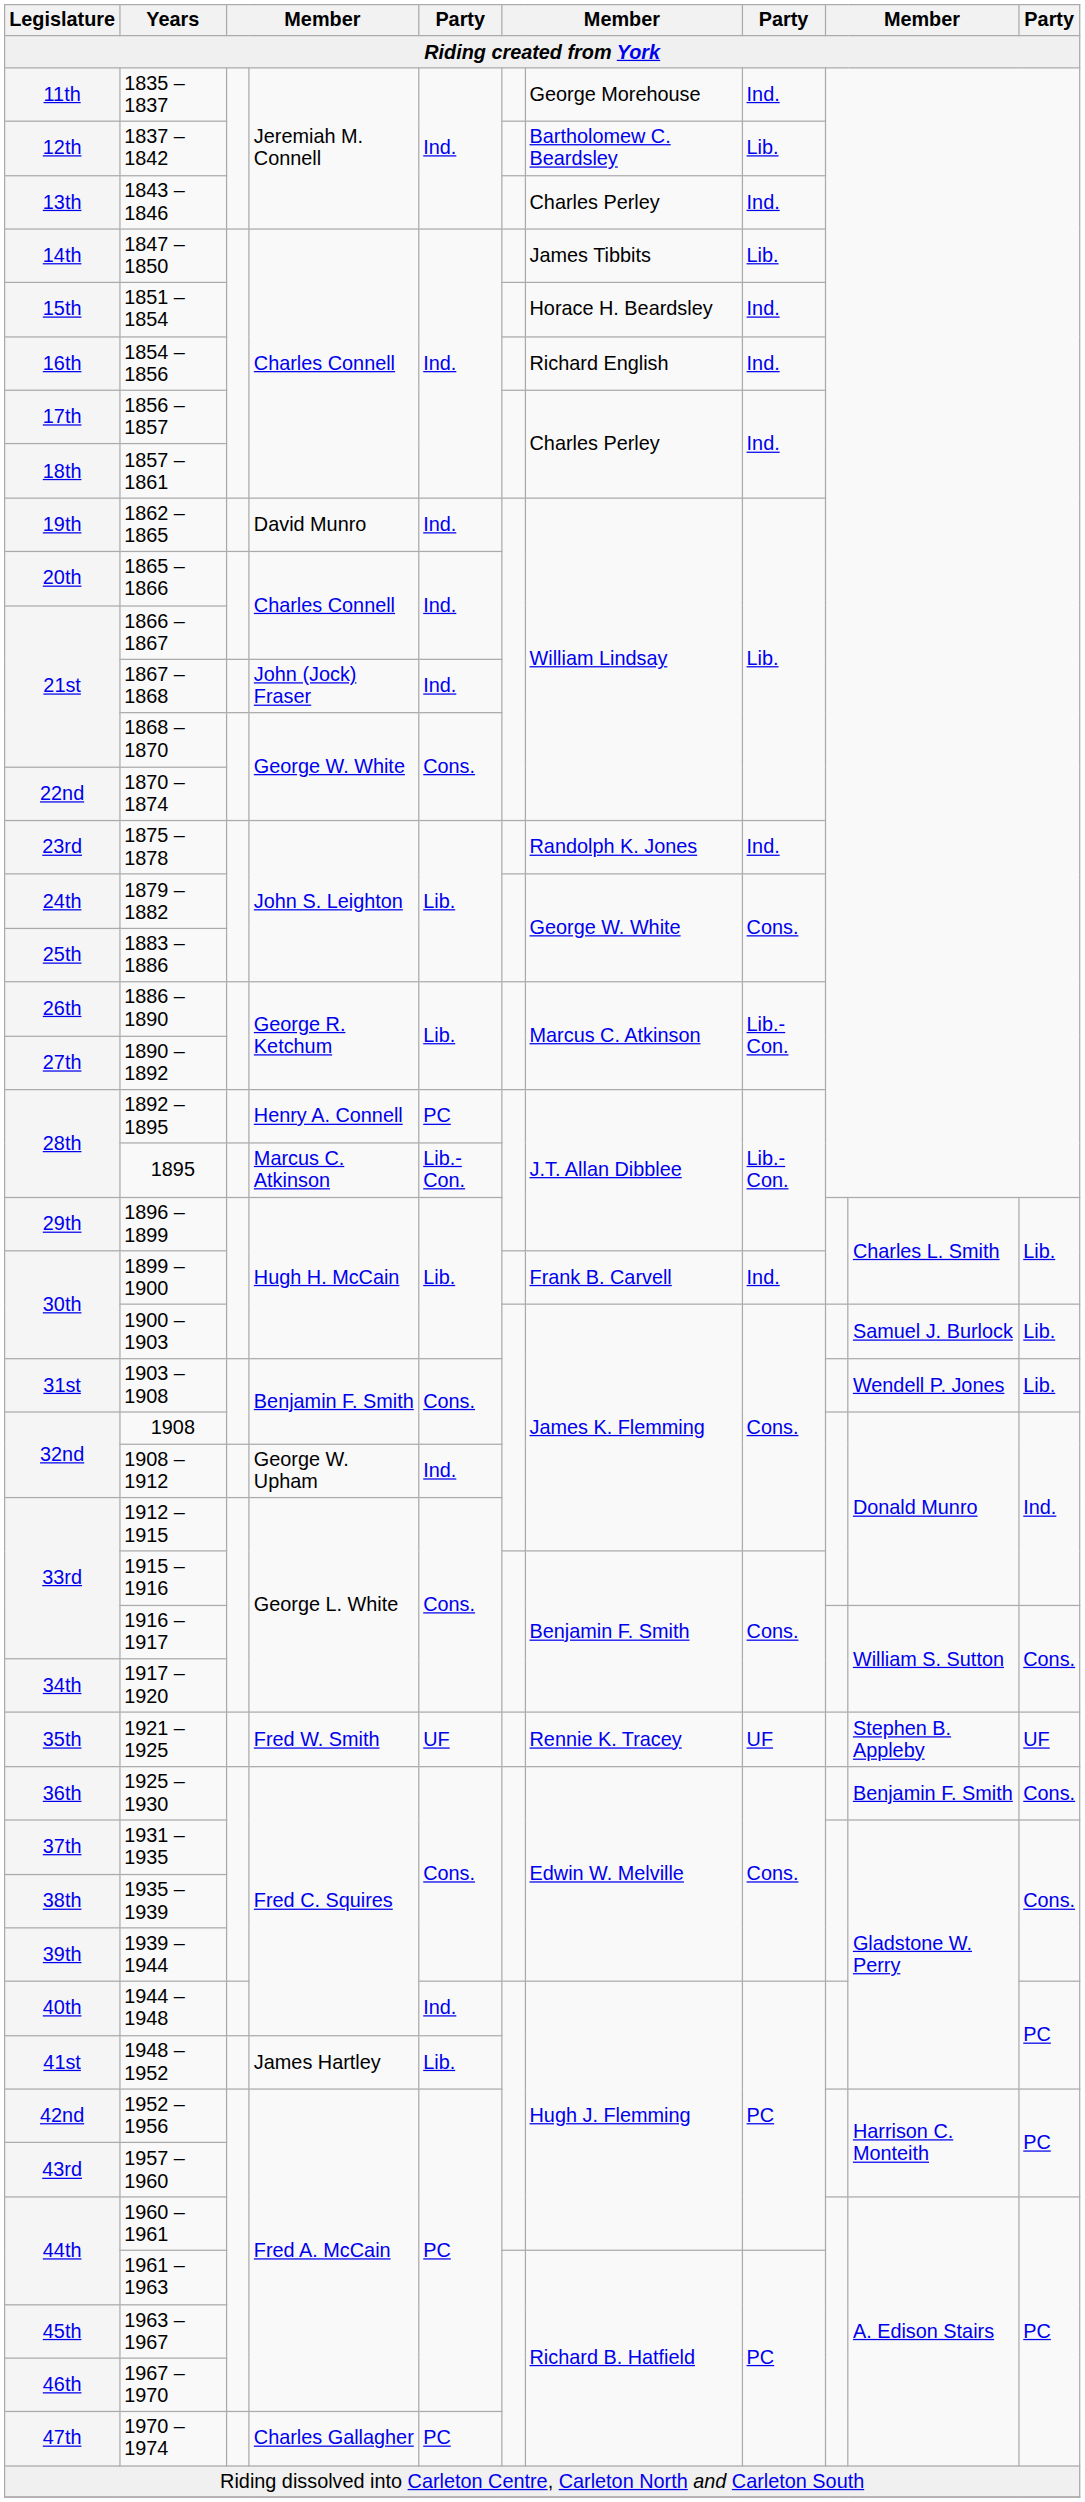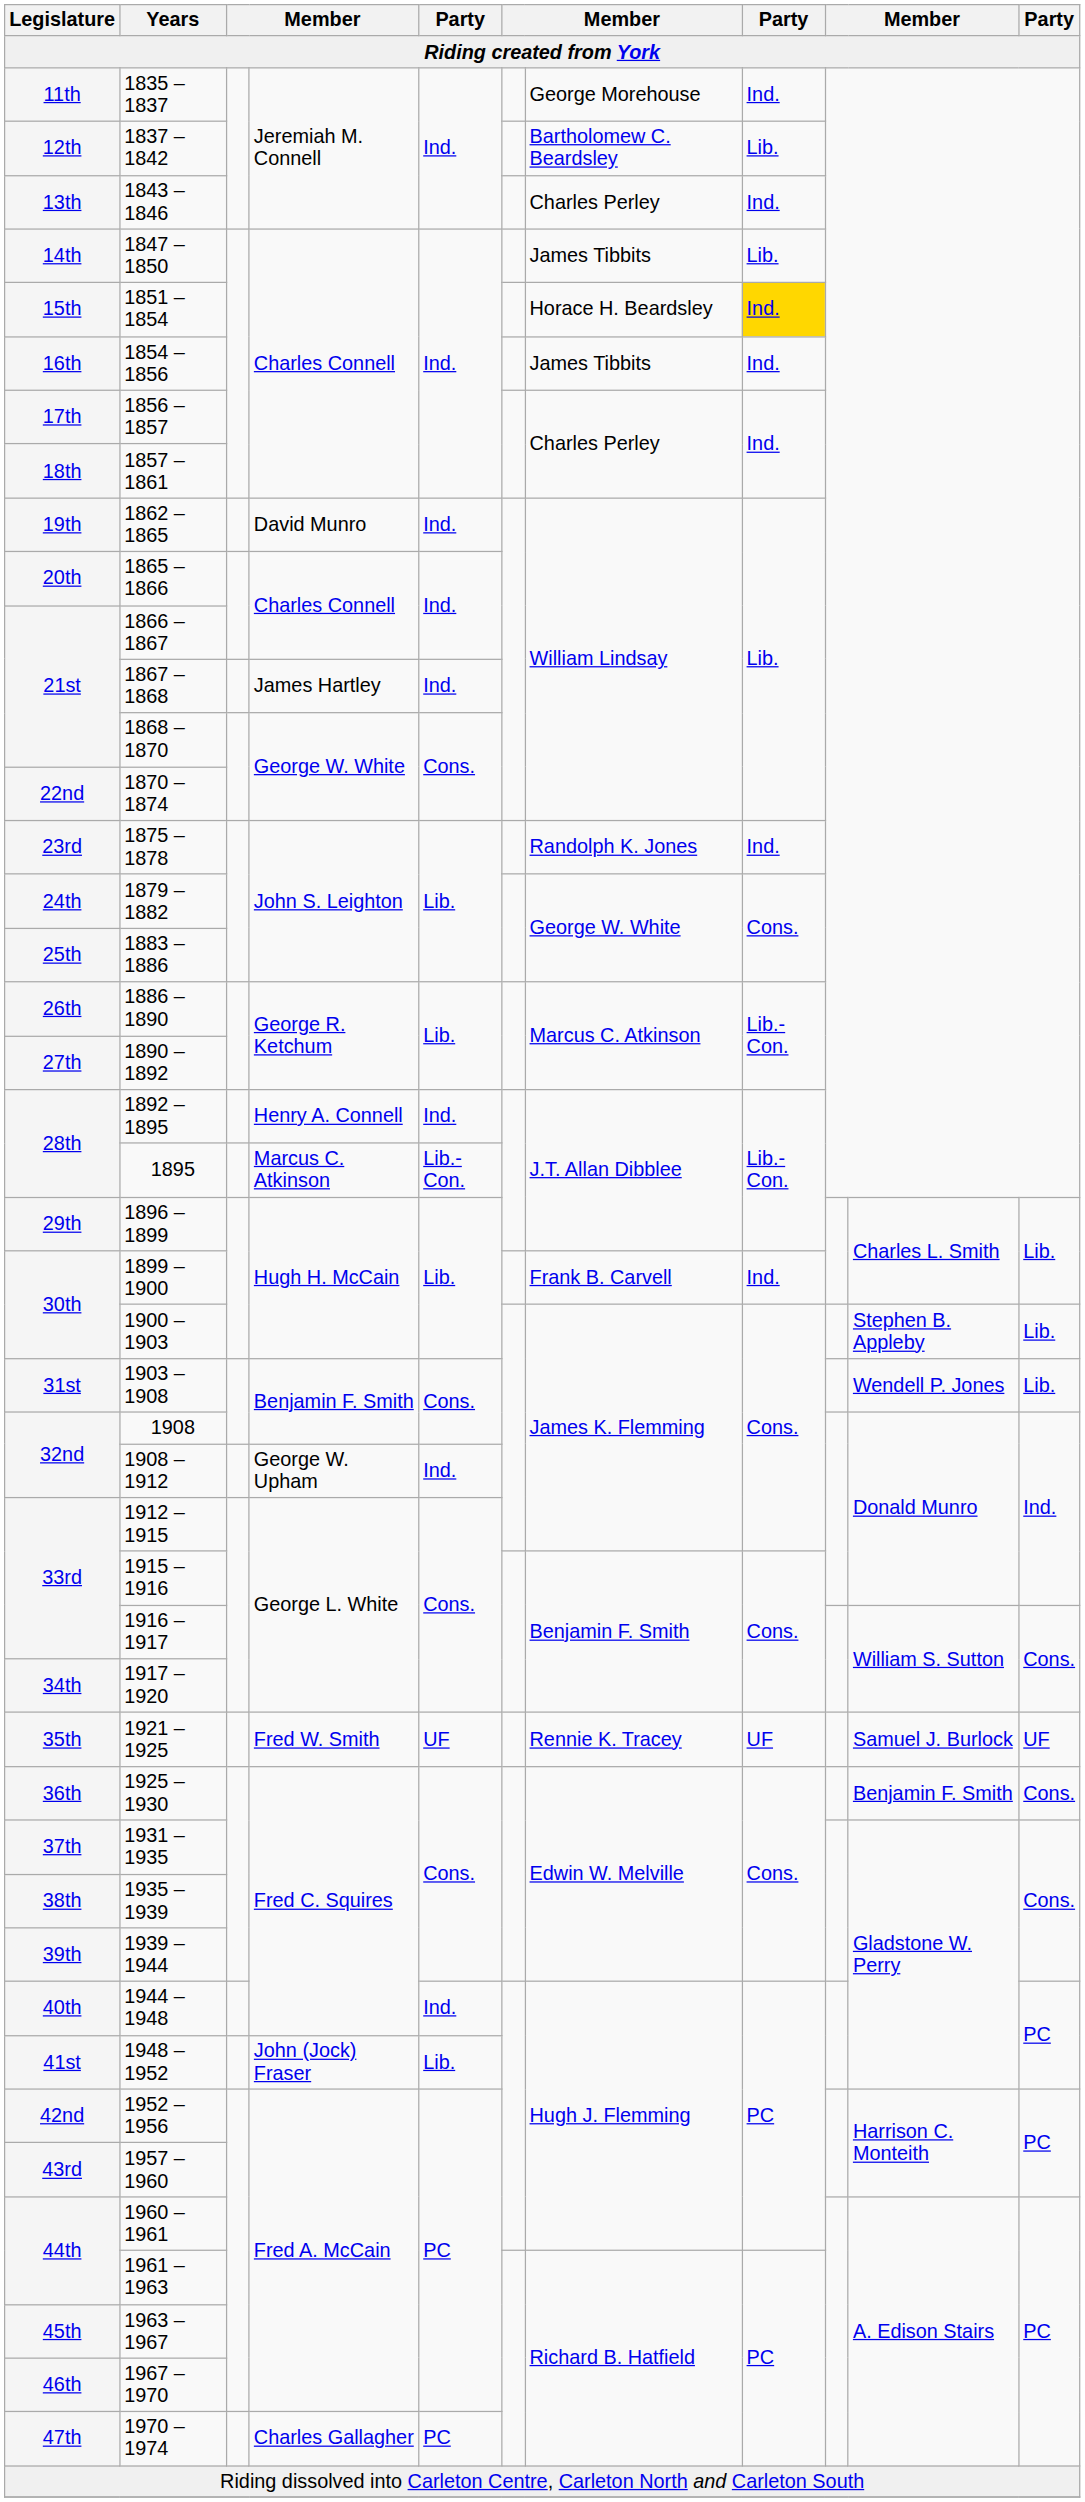(763, 309) no background -> (763, 309) gold background
(599, 363) Richard English -> (590, 363) James Tibbits
(305, 685) John (Jock) Fraser -> (317, 685) James Hartley
(437, 1116) PC -> (440, 1116) Ind.
(933, 1331) Samuel J. Burlock -> (902, 1331) Stephen B. Appleby
(902, 1739) Stephen B. Appleby -> (933, 1739) Samuel J. Burlock
(317, 2062) James Hartley -> (305, 2062) John (Jock) Fraser
